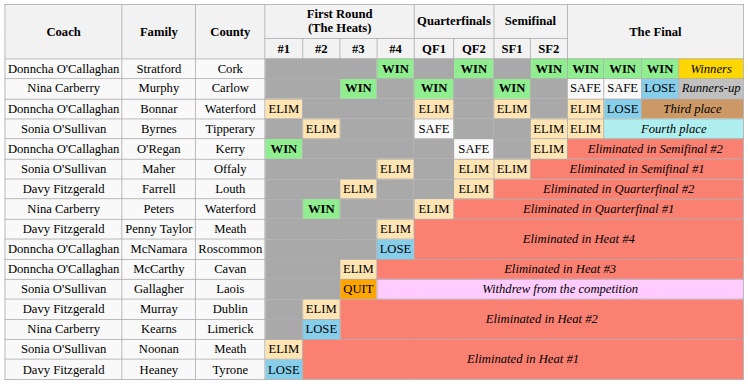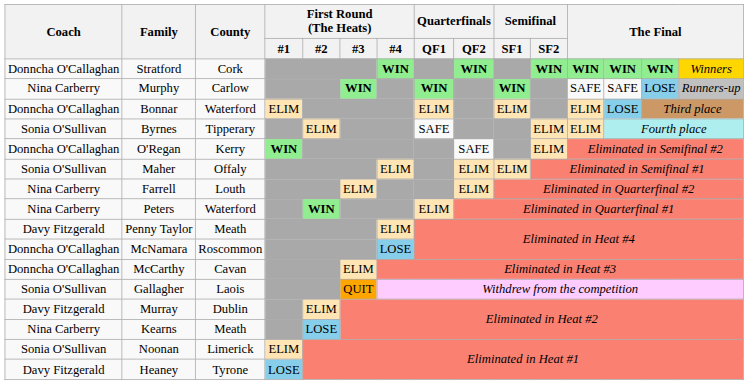(64, 189) Davy Fitzgerald -> (64, 189) Nina Carberry
(230, 329) Limerick -> (230, 329) Meath
(230, 349) Meath -> (230, 349) Limerick
